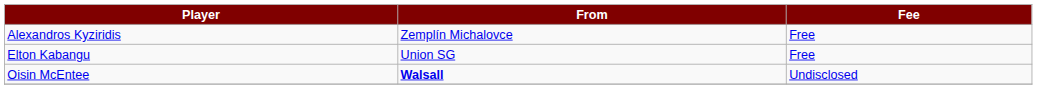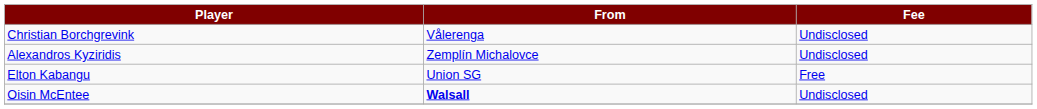+ row: (71, 35)
(802, 35) Free -> (834, 55) Undisclosed
